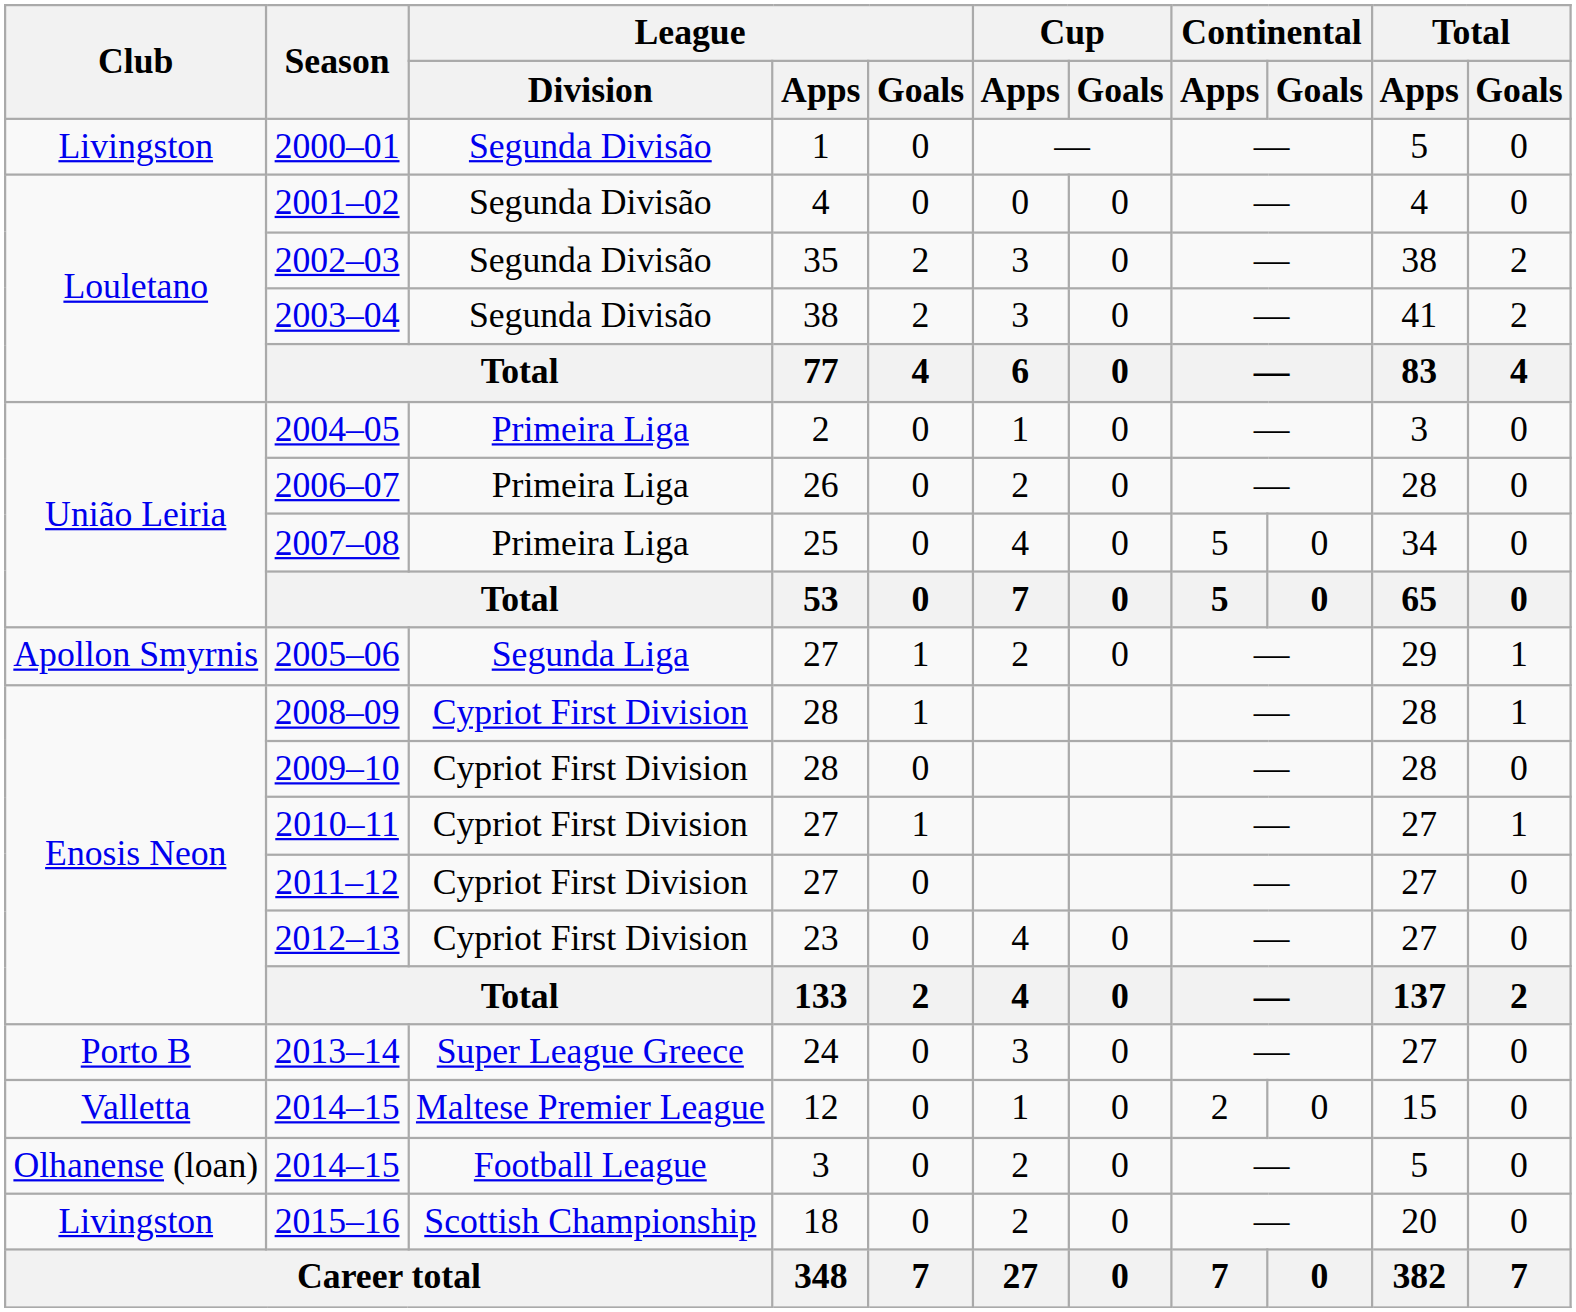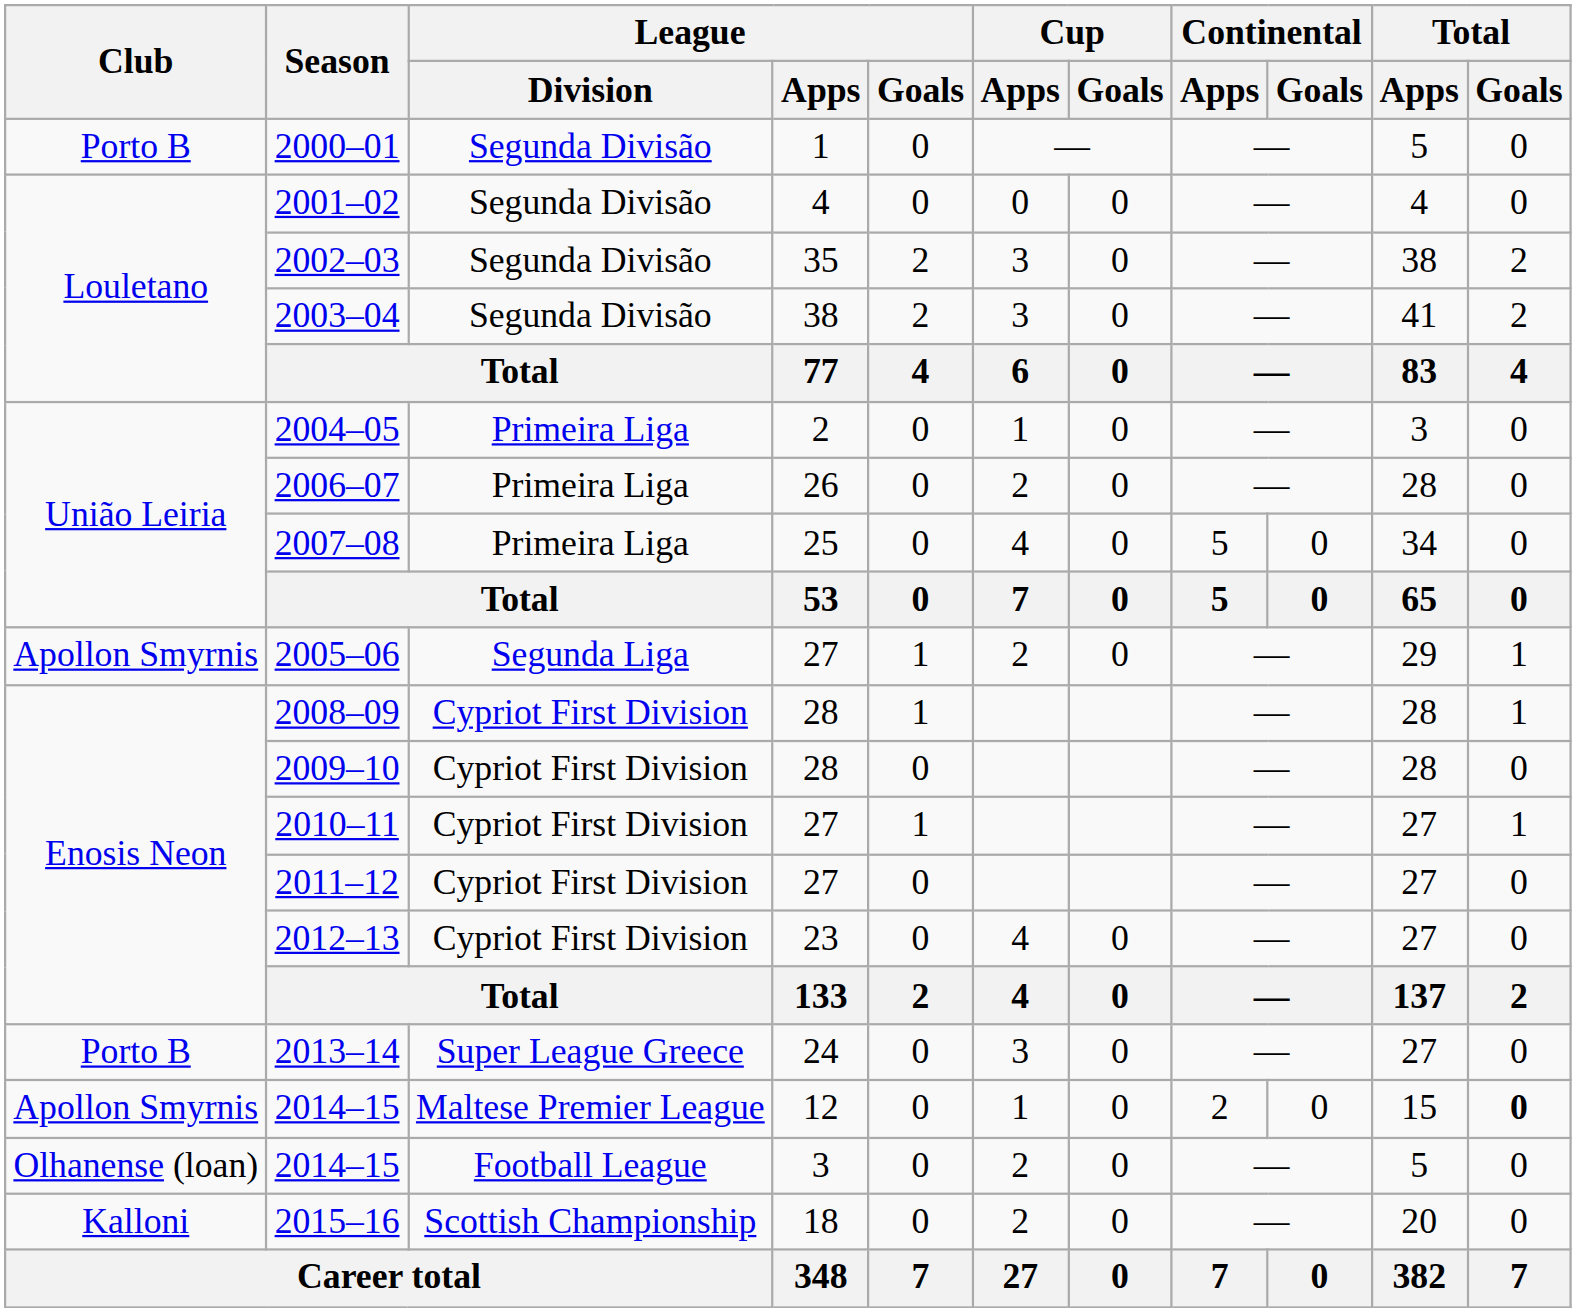(136, 145) Livingston -> (136, 145) Porto B
(136, 1107) Valletta -> (136, 1107) Apollon Smyrnis
(1519, 1107) normal -> (1519, 1107) bold
(136, 1221) Livingston -> (136, 1221) Kalloni
